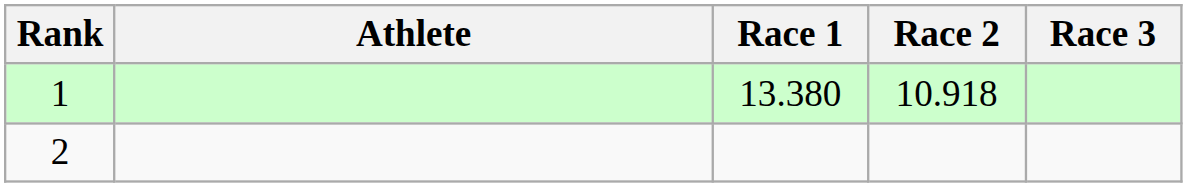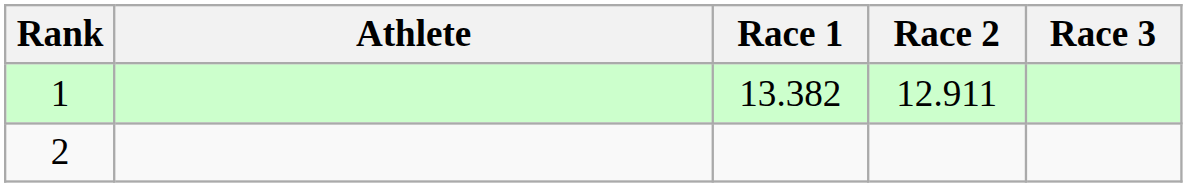(790, 92) 13.380 -> (790, 92) 13.382
(947, 92) 10.918 -> (947, 92) 12.911
